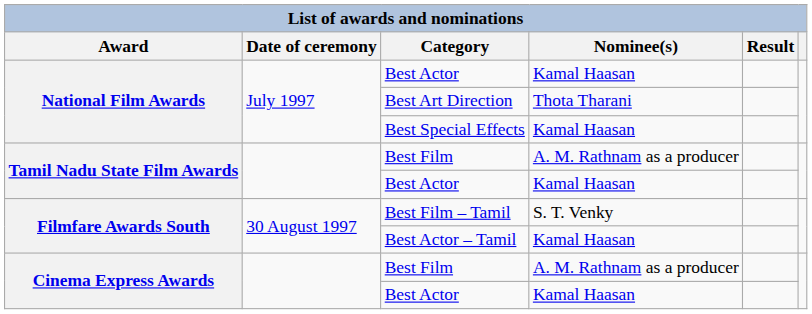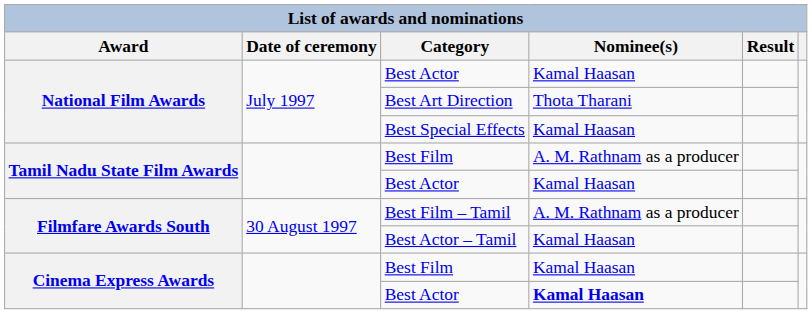(573, 211) S. T. Venky -> (636, 211) A. M. Rathnam as a producer
(636, 267) A. M. Rathnam as a producer -> (584, 267) Kamal Haasan
(584, 294) normal -> (588, 294) bold
